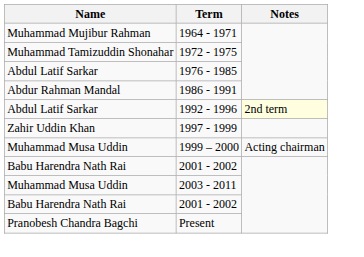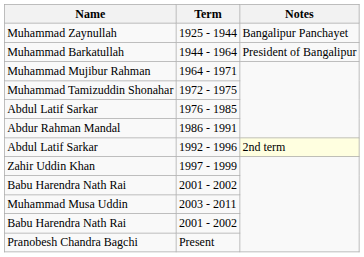+ row: (62, 33)
+ row: (66, 52)
- row: (67, 147)
